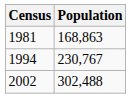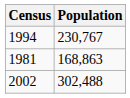rows swapped: (23, 37) <-> (23, 59)
